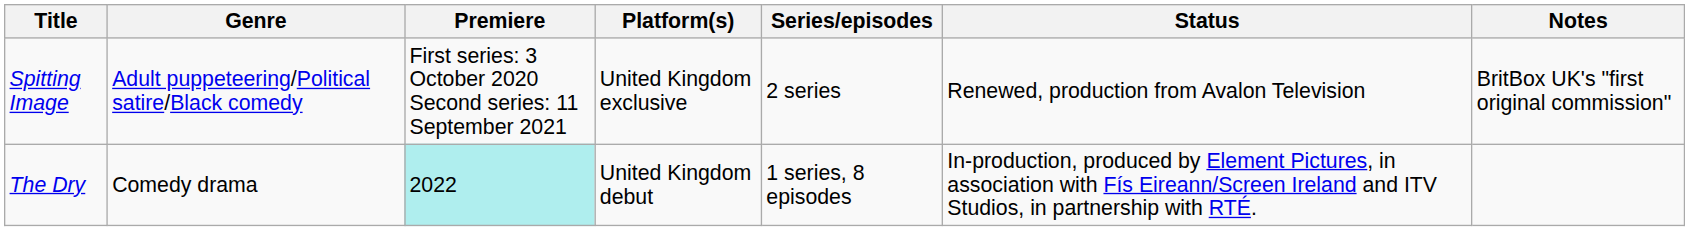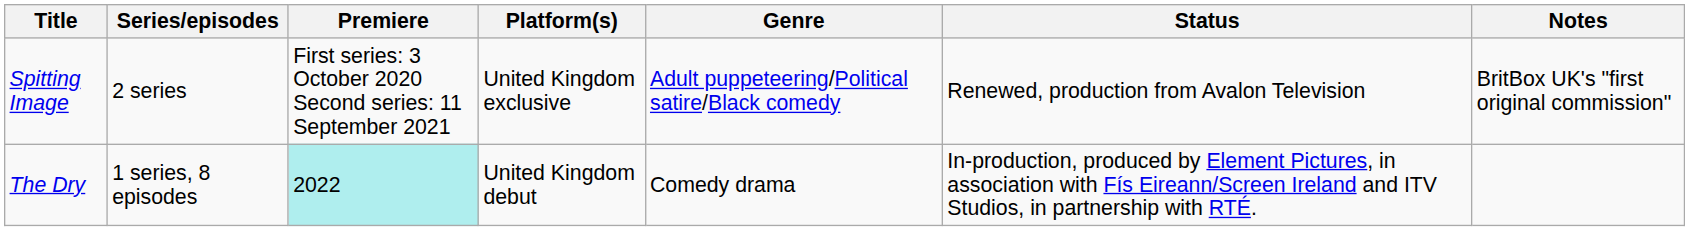columns swapped: (256, 21) <-> (852, 21)
